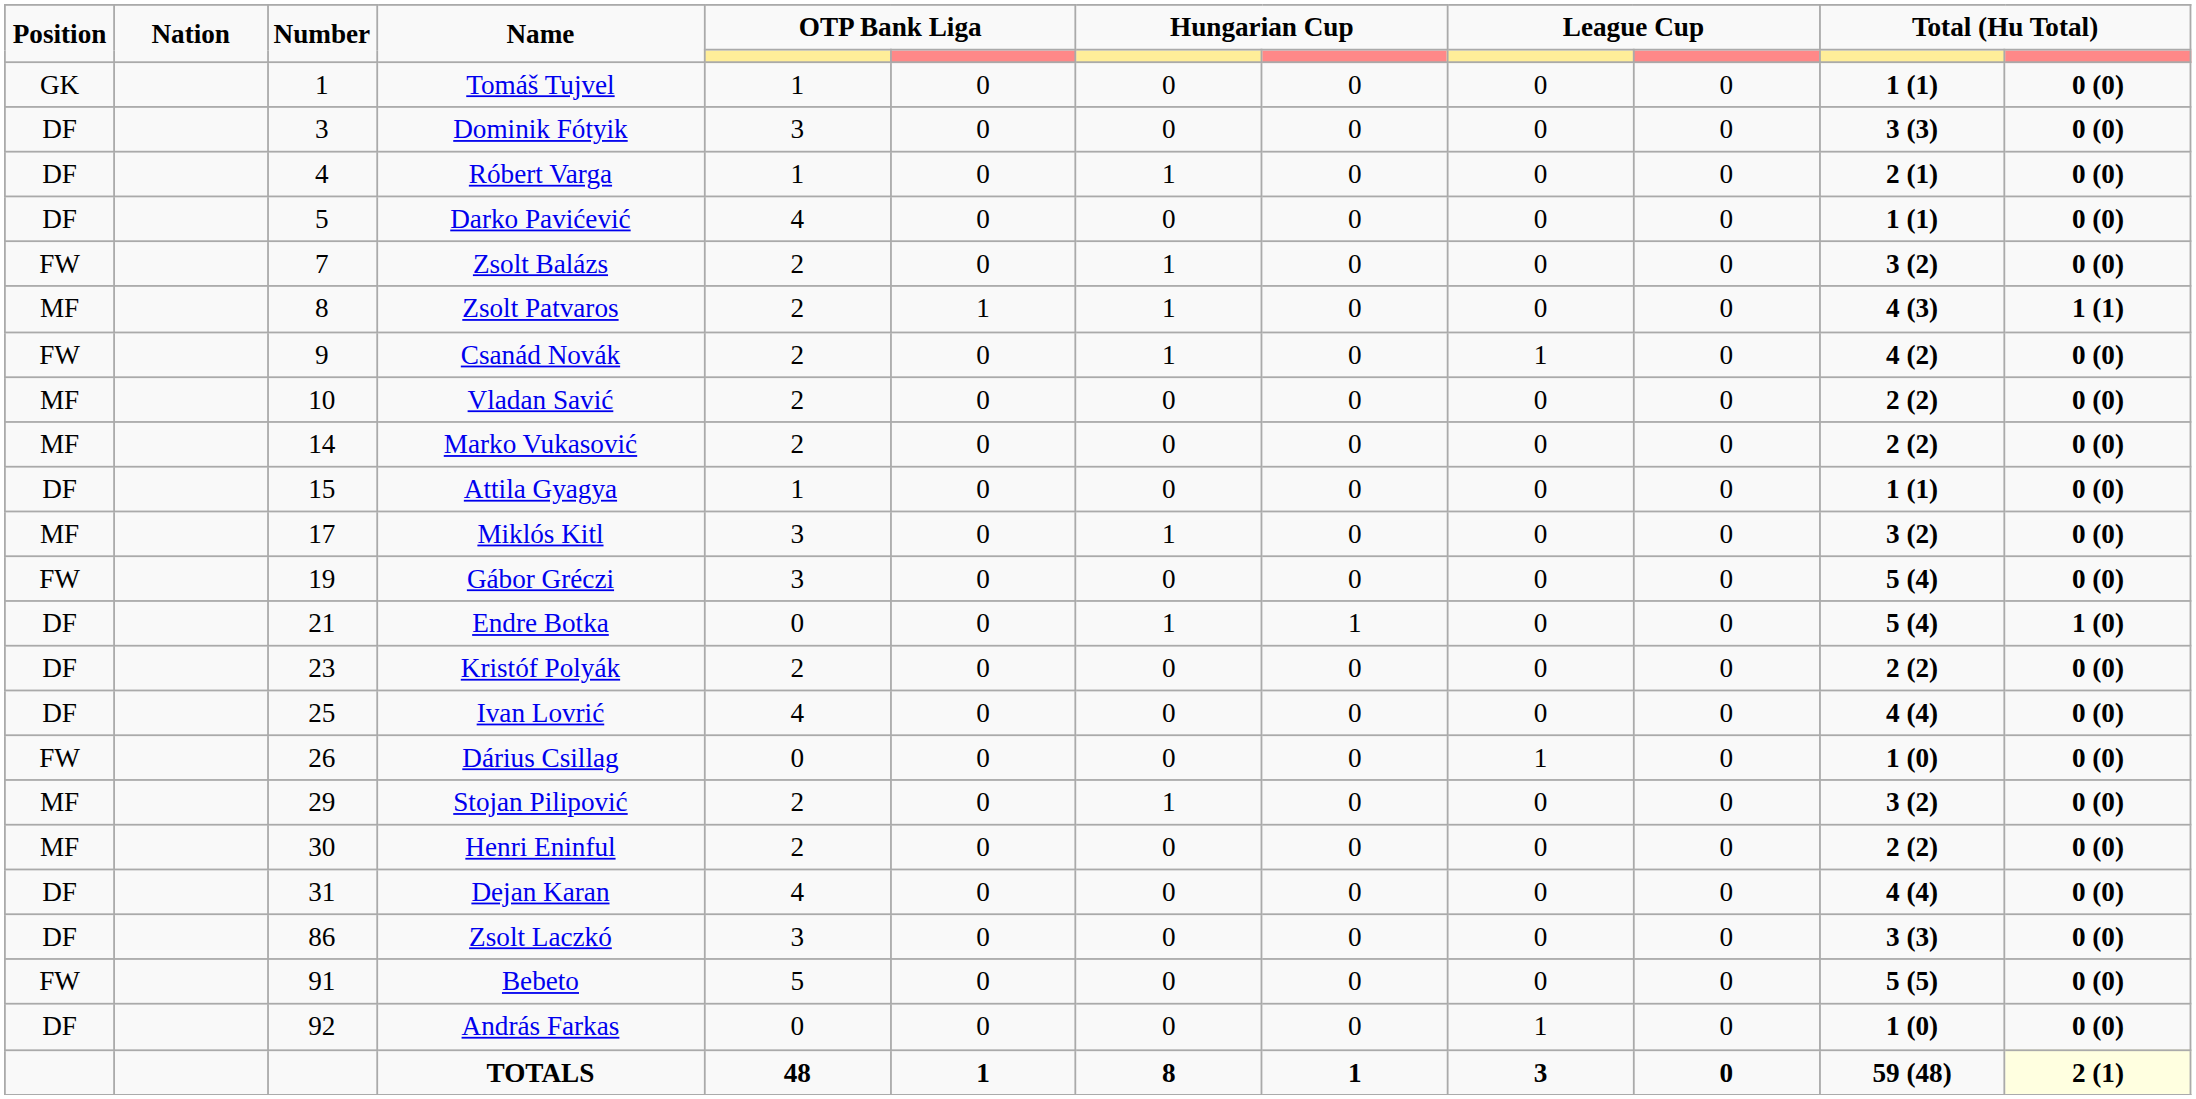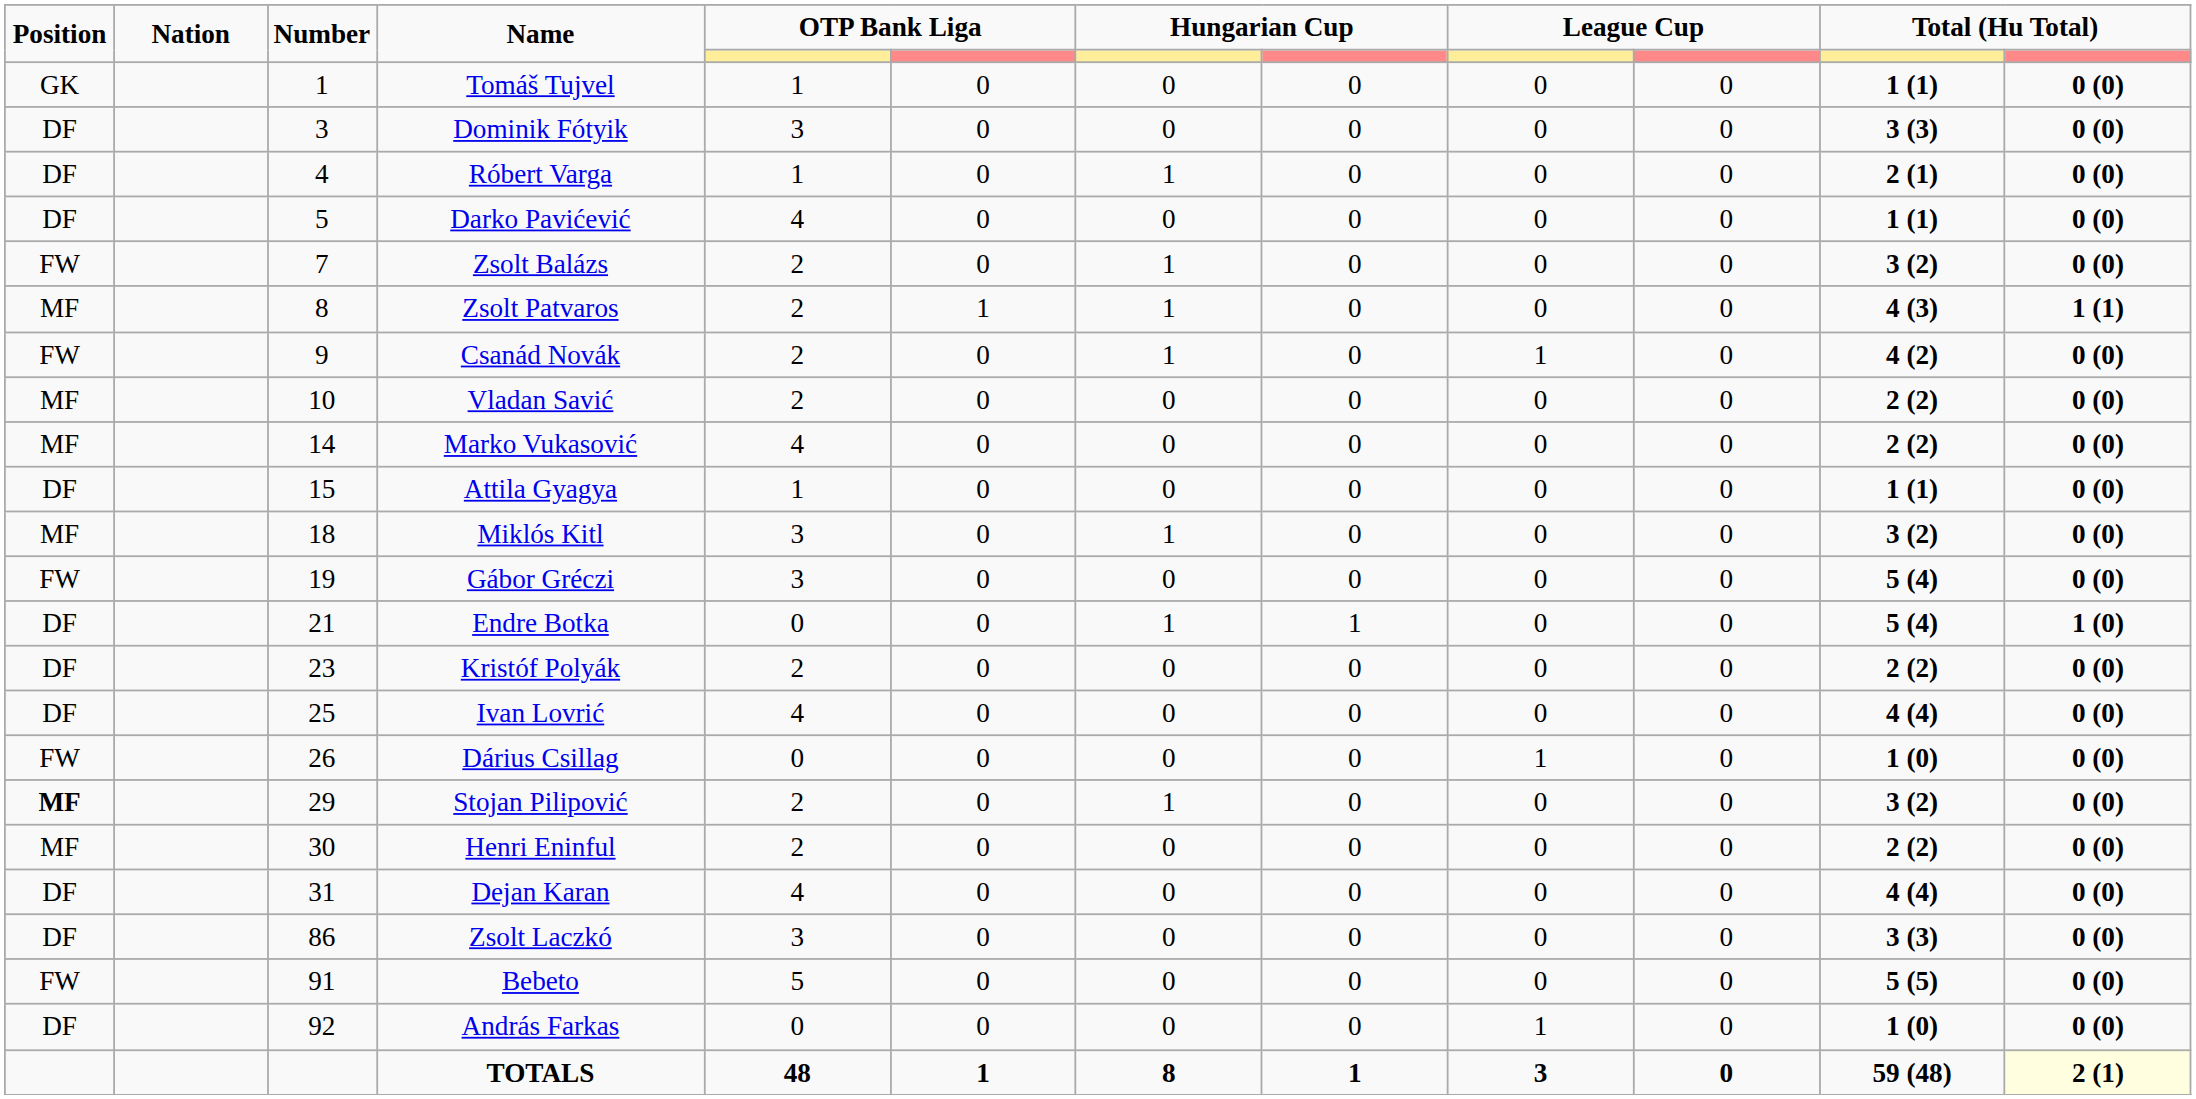(797, 443) 2 -> (797, 443) 4
(322, 533) 17 -> (322, 533) 18
(60, 802) normal -> (60, 802) bold
